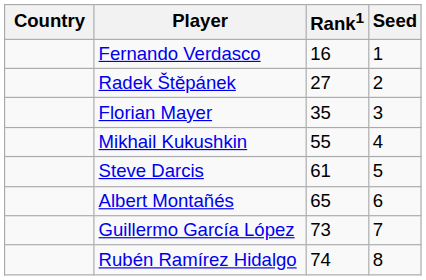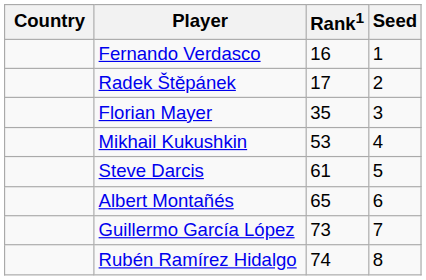(320, 83) 27 -> (320, 83) 17
(320, 141) 55 -> (320, 141) 53
